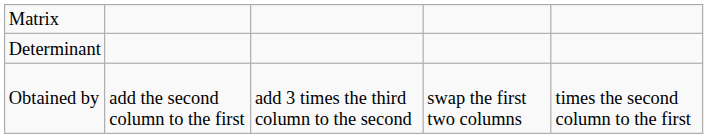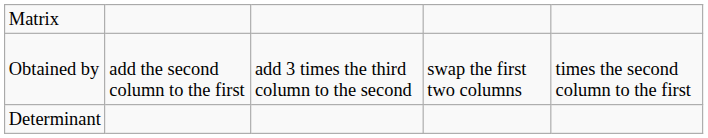rows swapped: (54, 98) <-> (55, 48)
